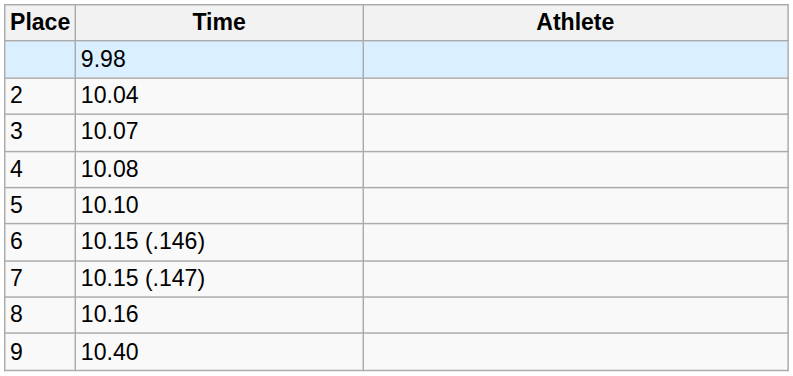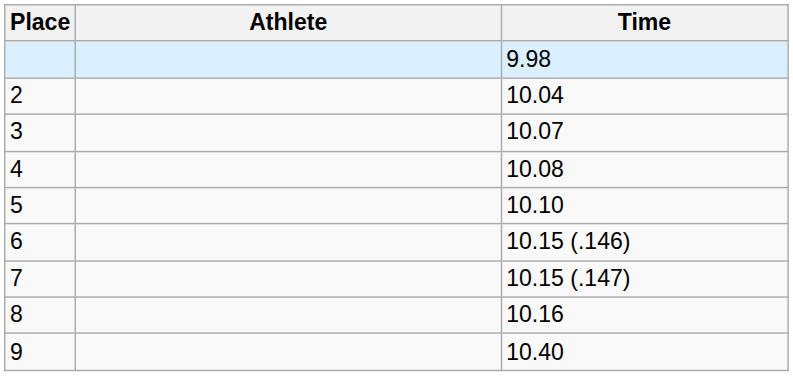columns swapped: (575, 22) <-> (219, 22)
